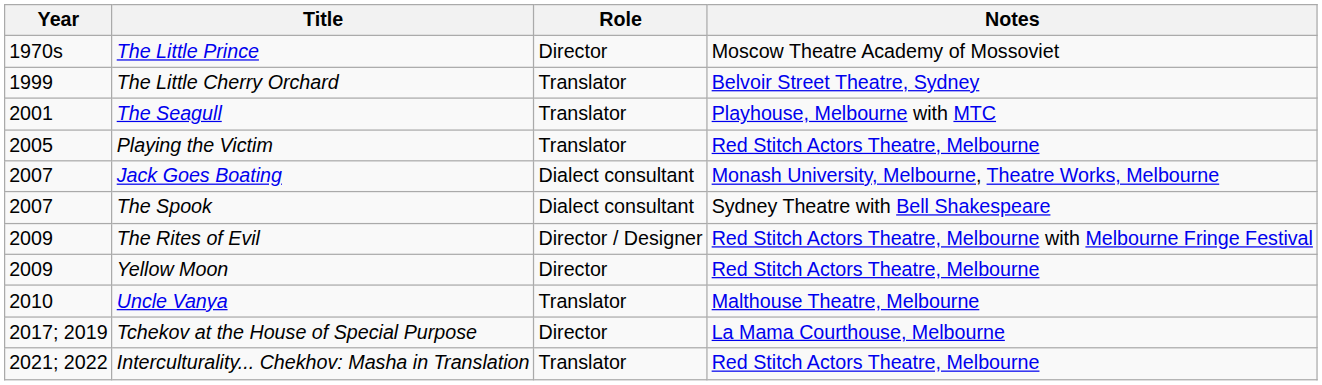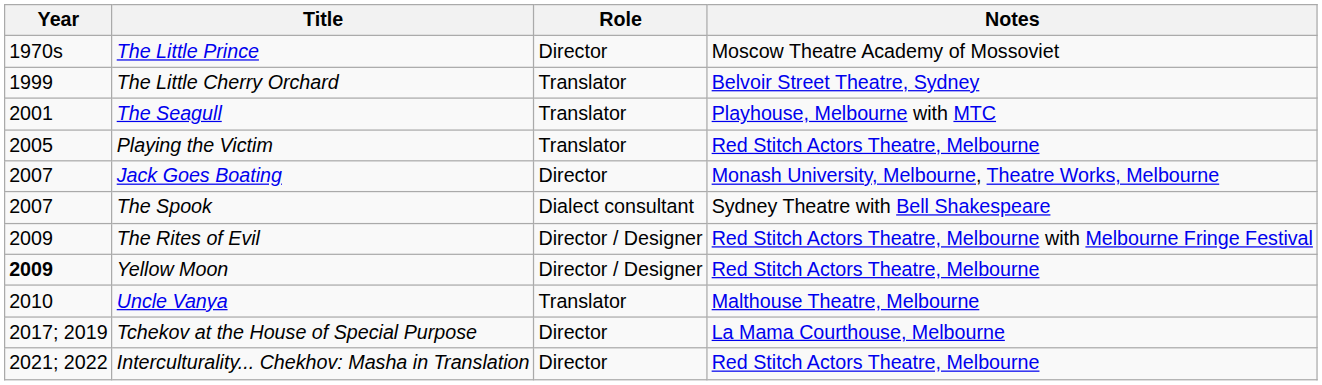(616, 176) Dialect consultant -> (573, 176) Director
(31, 269) normal -> (31, 269) bold
(573, 269) Director -> (621, 269) Director / Designer
(582, 363) Translator -> (573, 363) Director
